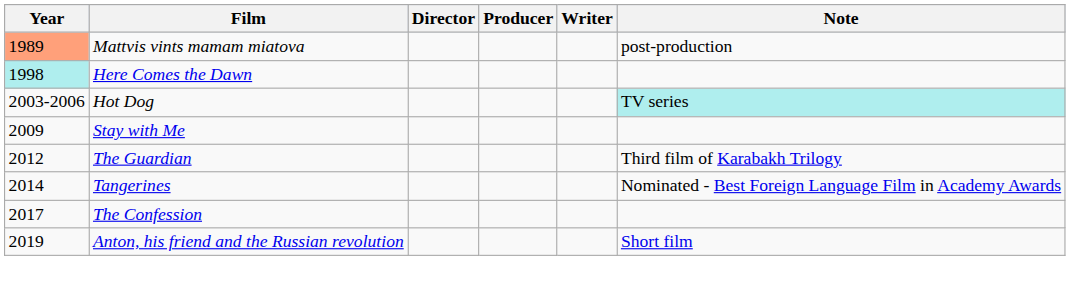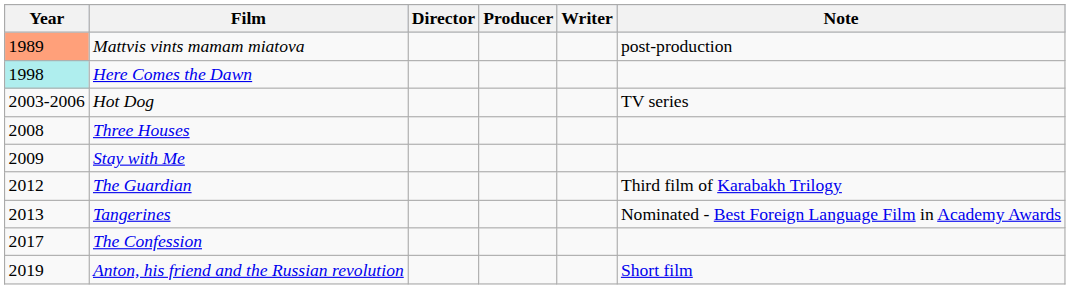(655, 102) paleturquoise background -> (655, 102) no background
+ row: (141, 130)
(26, 185) 2014 -> (26, 213) 2013
